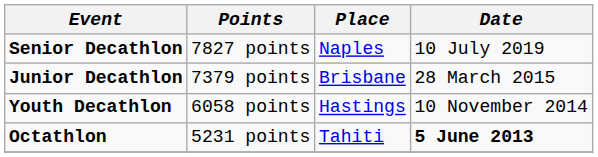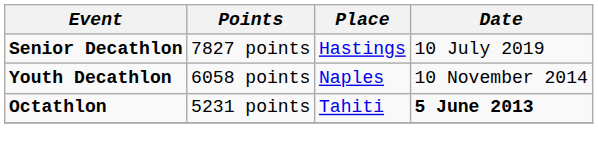(352, 49) Naples -> (362, 49) Hastings
- row: (96, 78)
(362, 108) Hastings -> (352, 78) Naples
